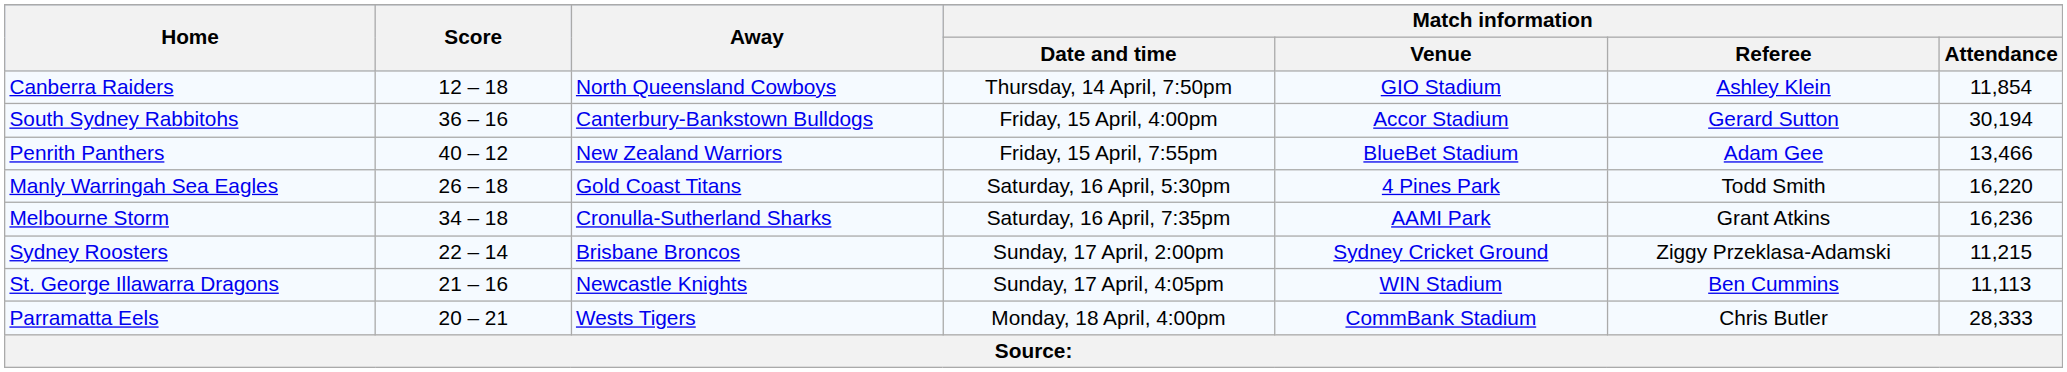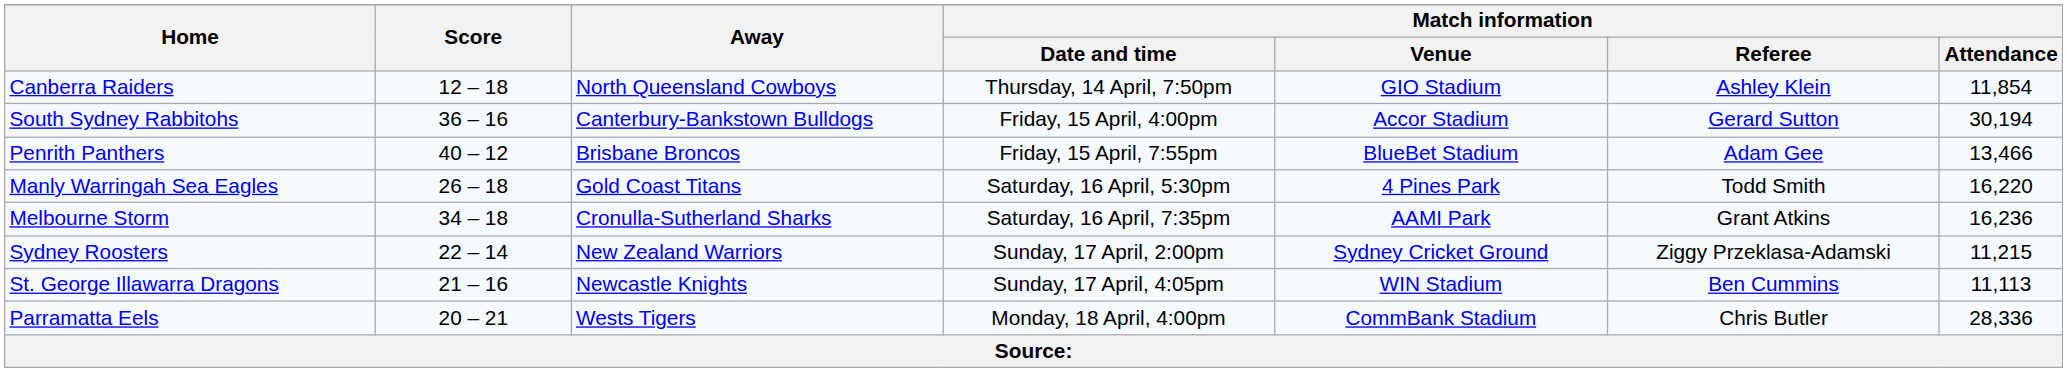(679, 152) New Zealand Warriors -> (658, 152) Brisbane Broncos
(658, 251) Brisbane Broncos -> (679, 251) New Zealand Warriors
(2001, 317) 28,333 -> (2001, 317) 28,336
